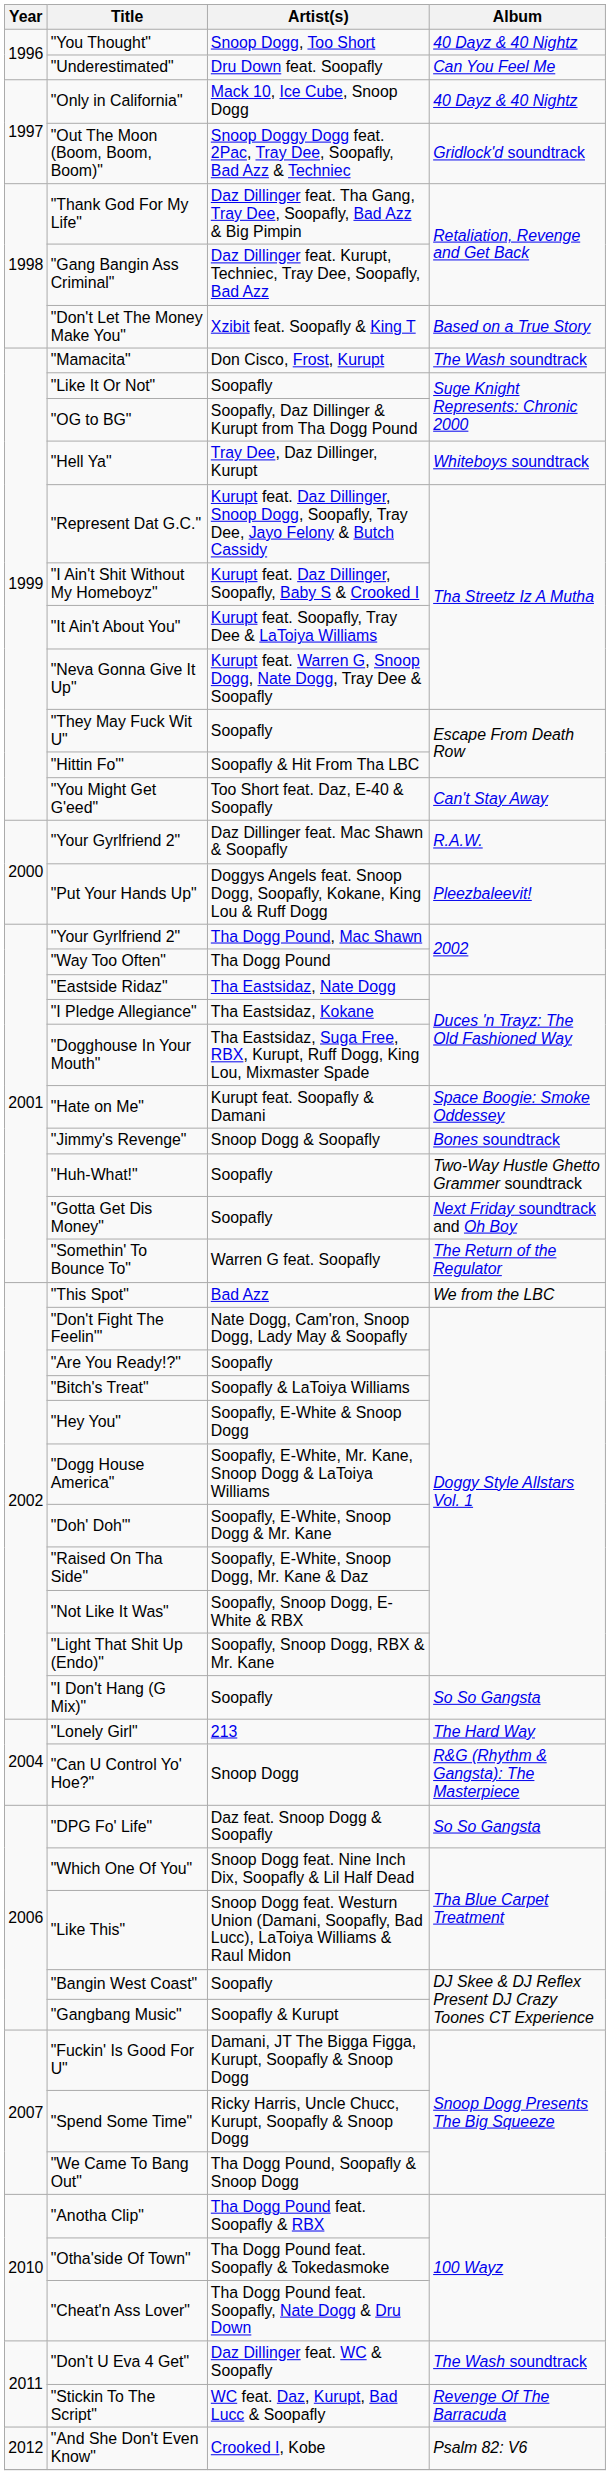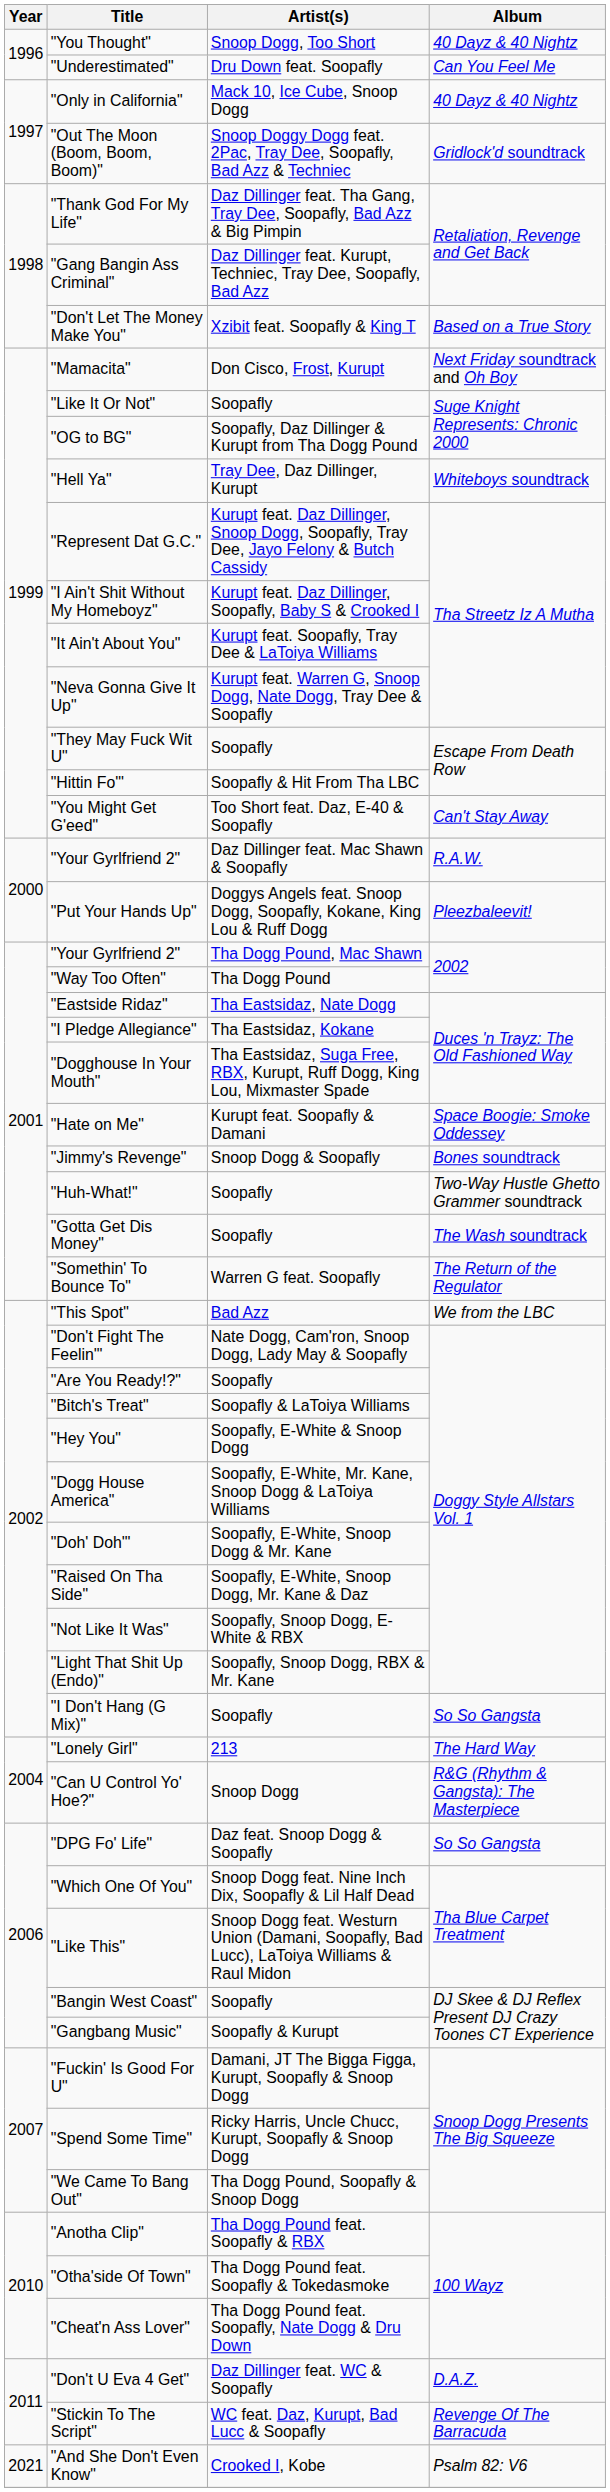(510, 360) The Wash soundtrack -> (515, 369) Next Friday soundtrack and Oh Boy
(515, 1217) Next Friday soundtrack and Oh Boy -> (510, 1235) The Wash soundtrack
(510, 2362) The Wash soundtrack -> (456, 2380) D.A.Z.
(26, 2448) 2012 -> (26, 2466) 2021
